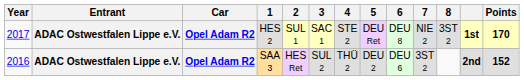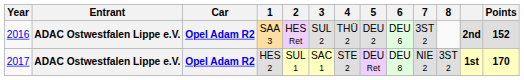rows swapped: (270, 62) <-> (270, 35)
